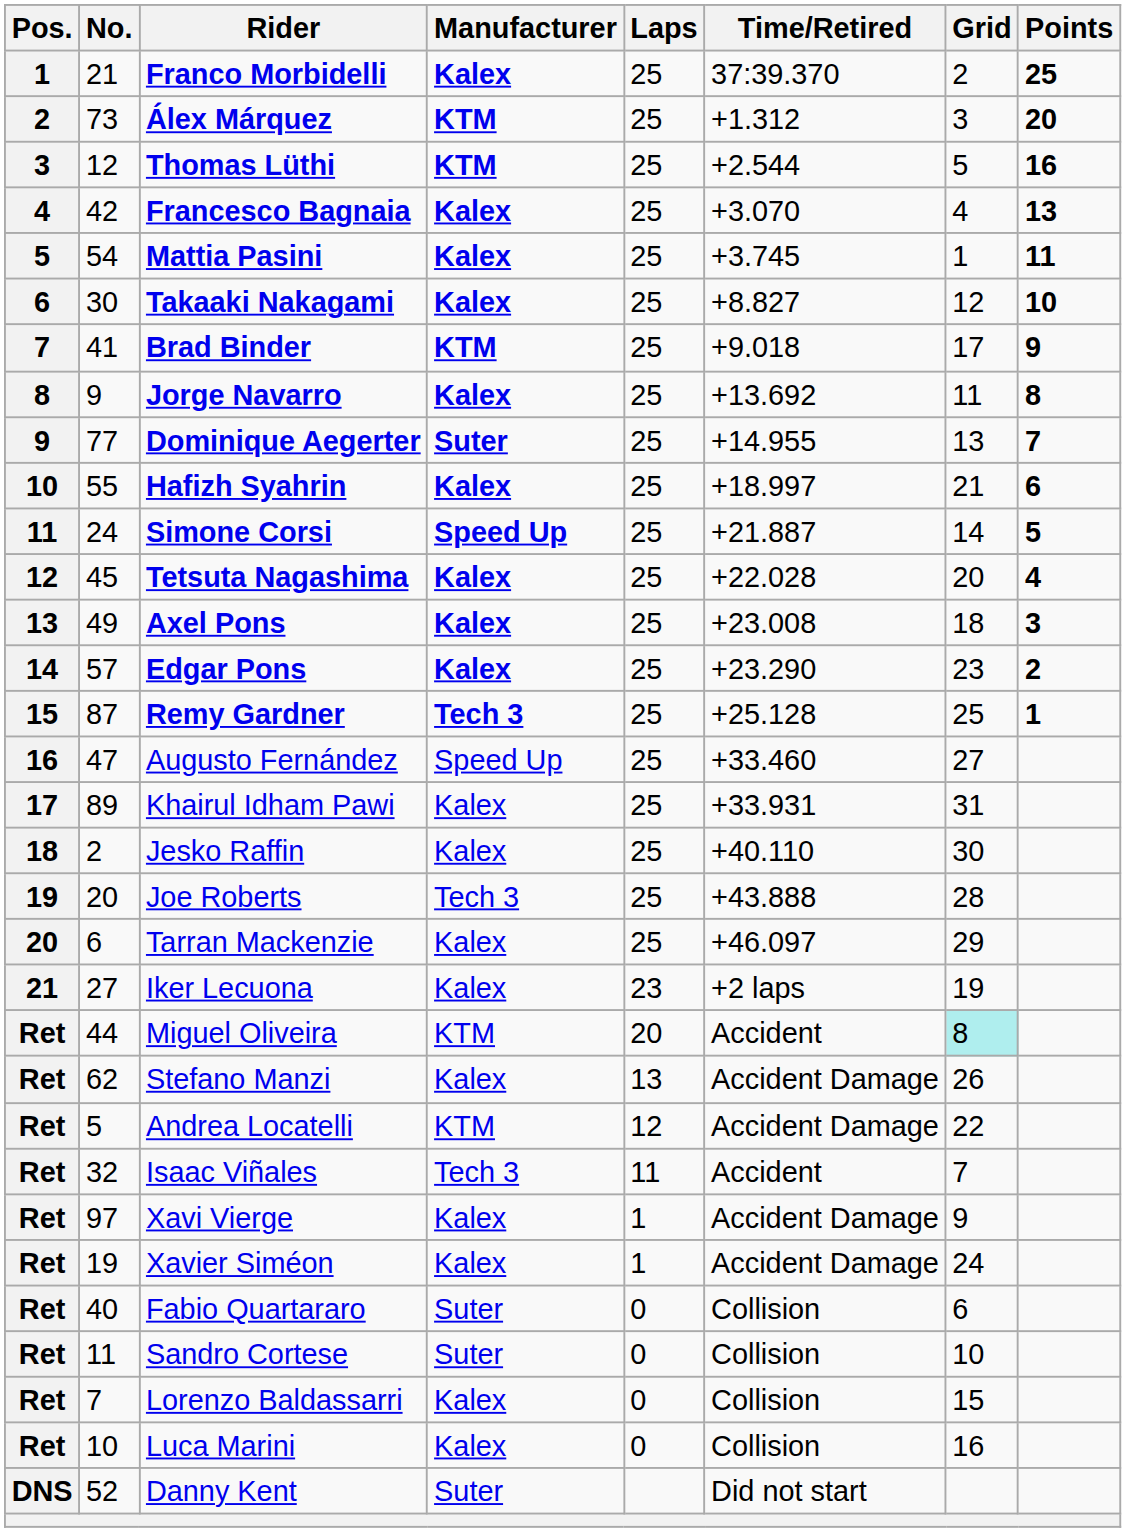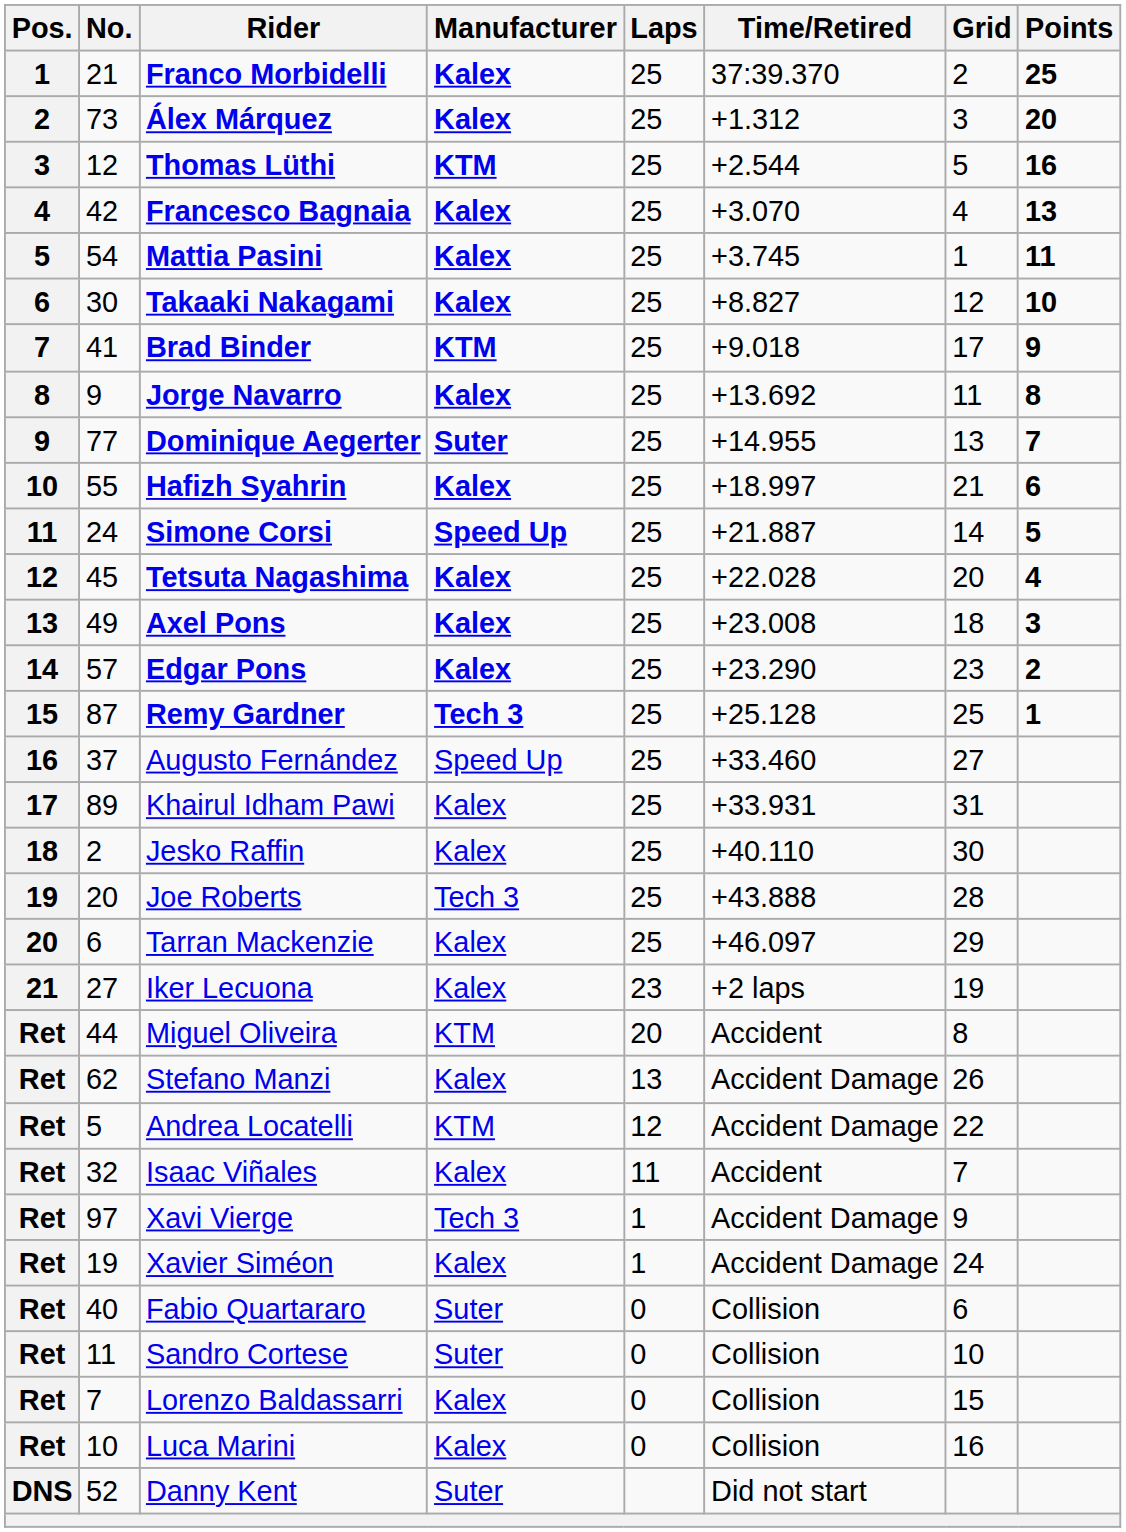(465, 119) KTM -> (473, 119) Kalex
(102, 759) 47 -> (102, 759) 37
(960, 1034) paleturquoise background -> (960, 1034) no background
(477, 1171) Tech 3 -> (470, 1171) Kalex
(470, 1217) Kalex -> (477, 1217) Tech 3
